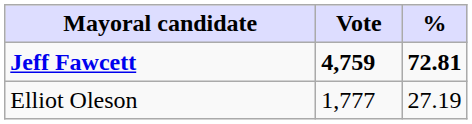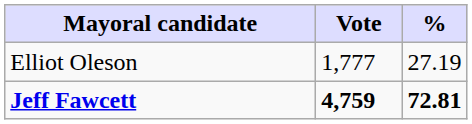rows swapped: (73, 61) <-> (74, 99)
